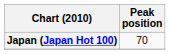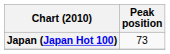(142, 40) 70 -> (142, 40) 73
